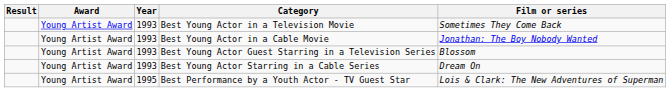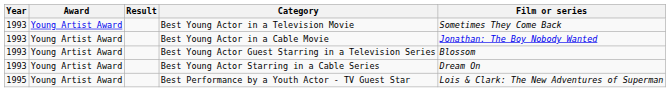columns swapped: (147, 11) <-> (22, 11)
